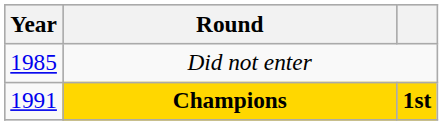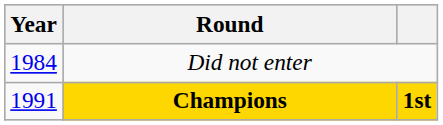(34, 62) 1985 -> (34, 62) 1984
